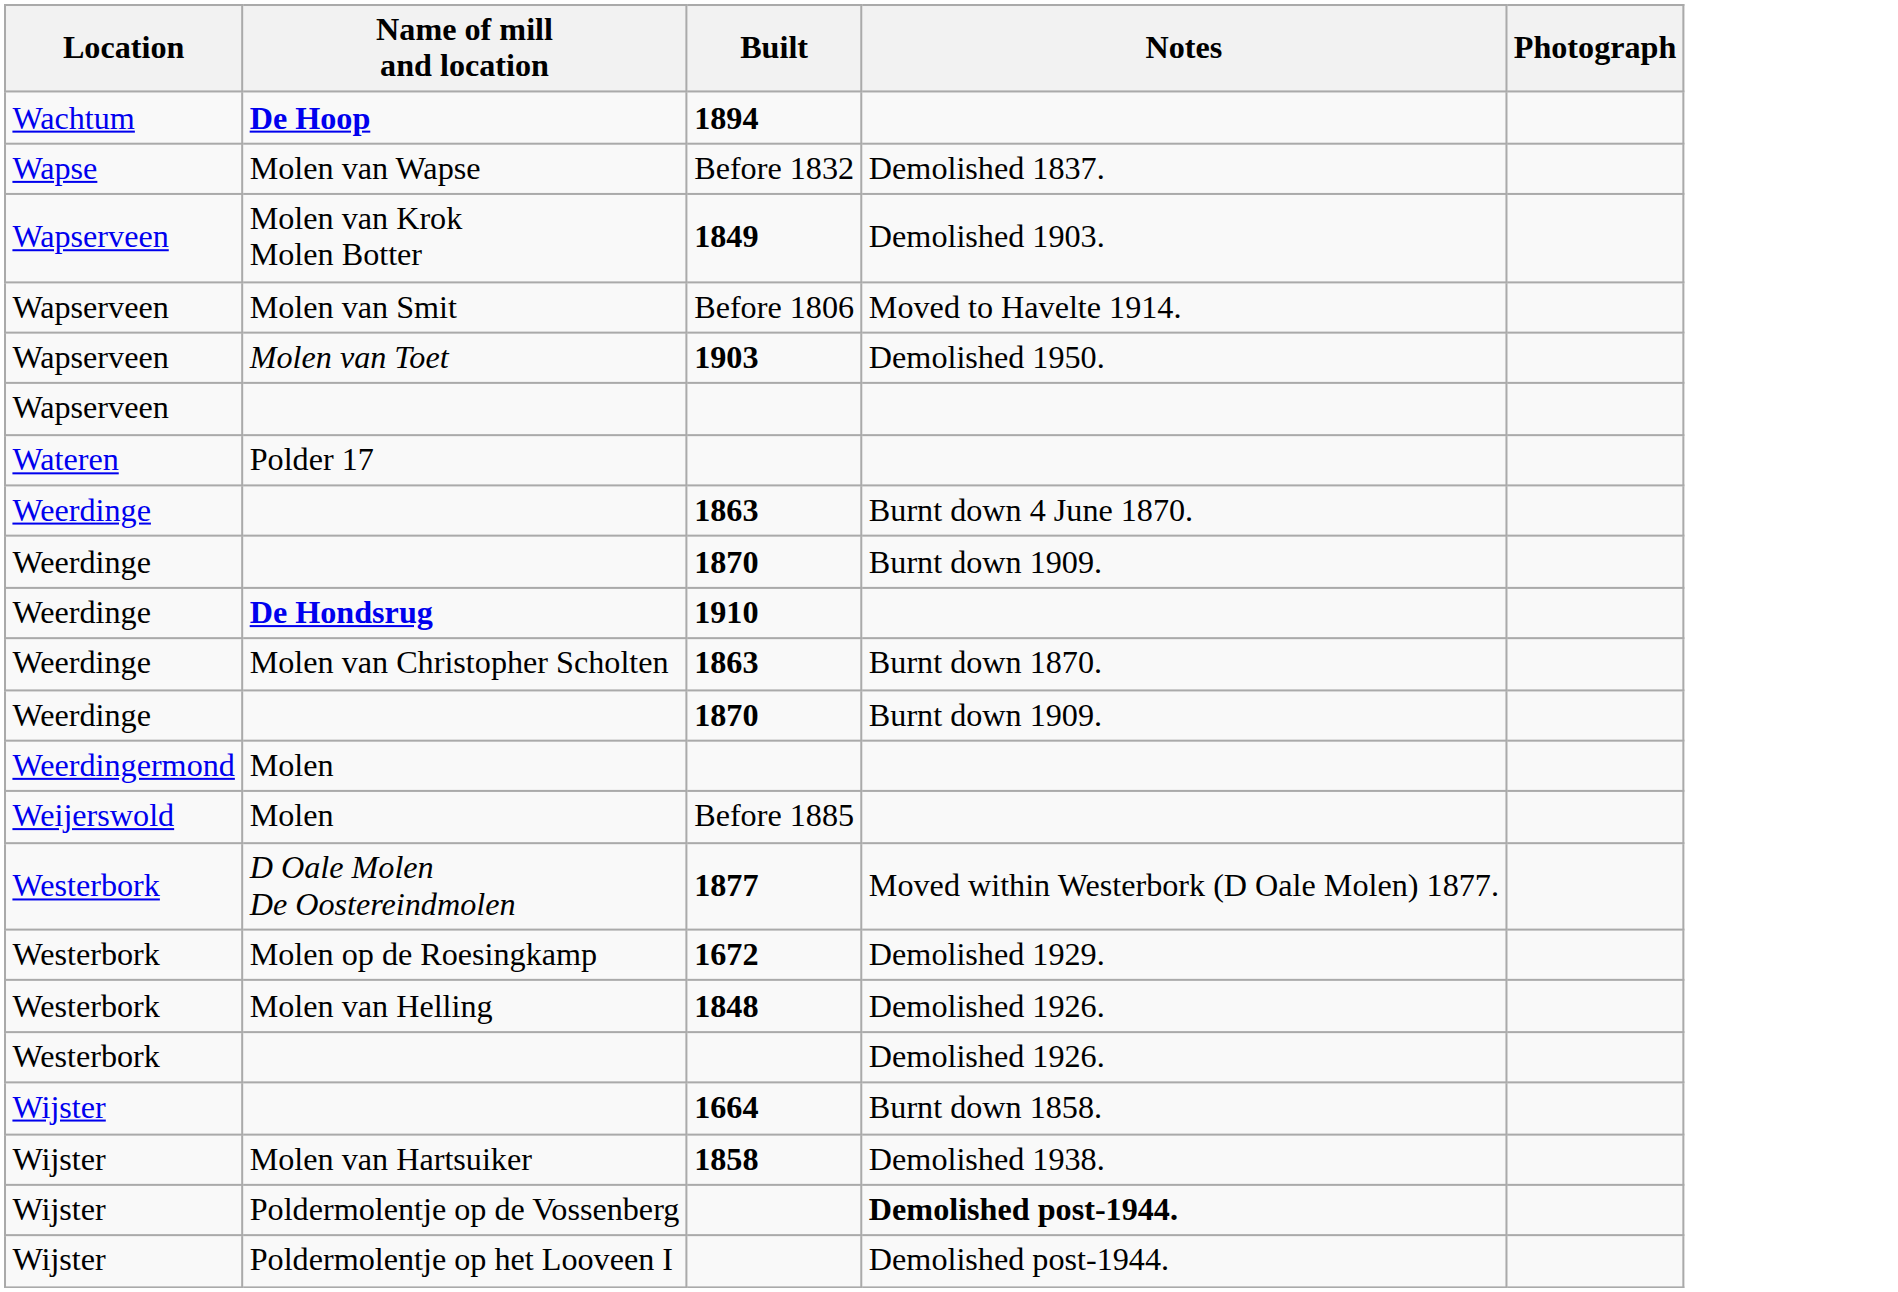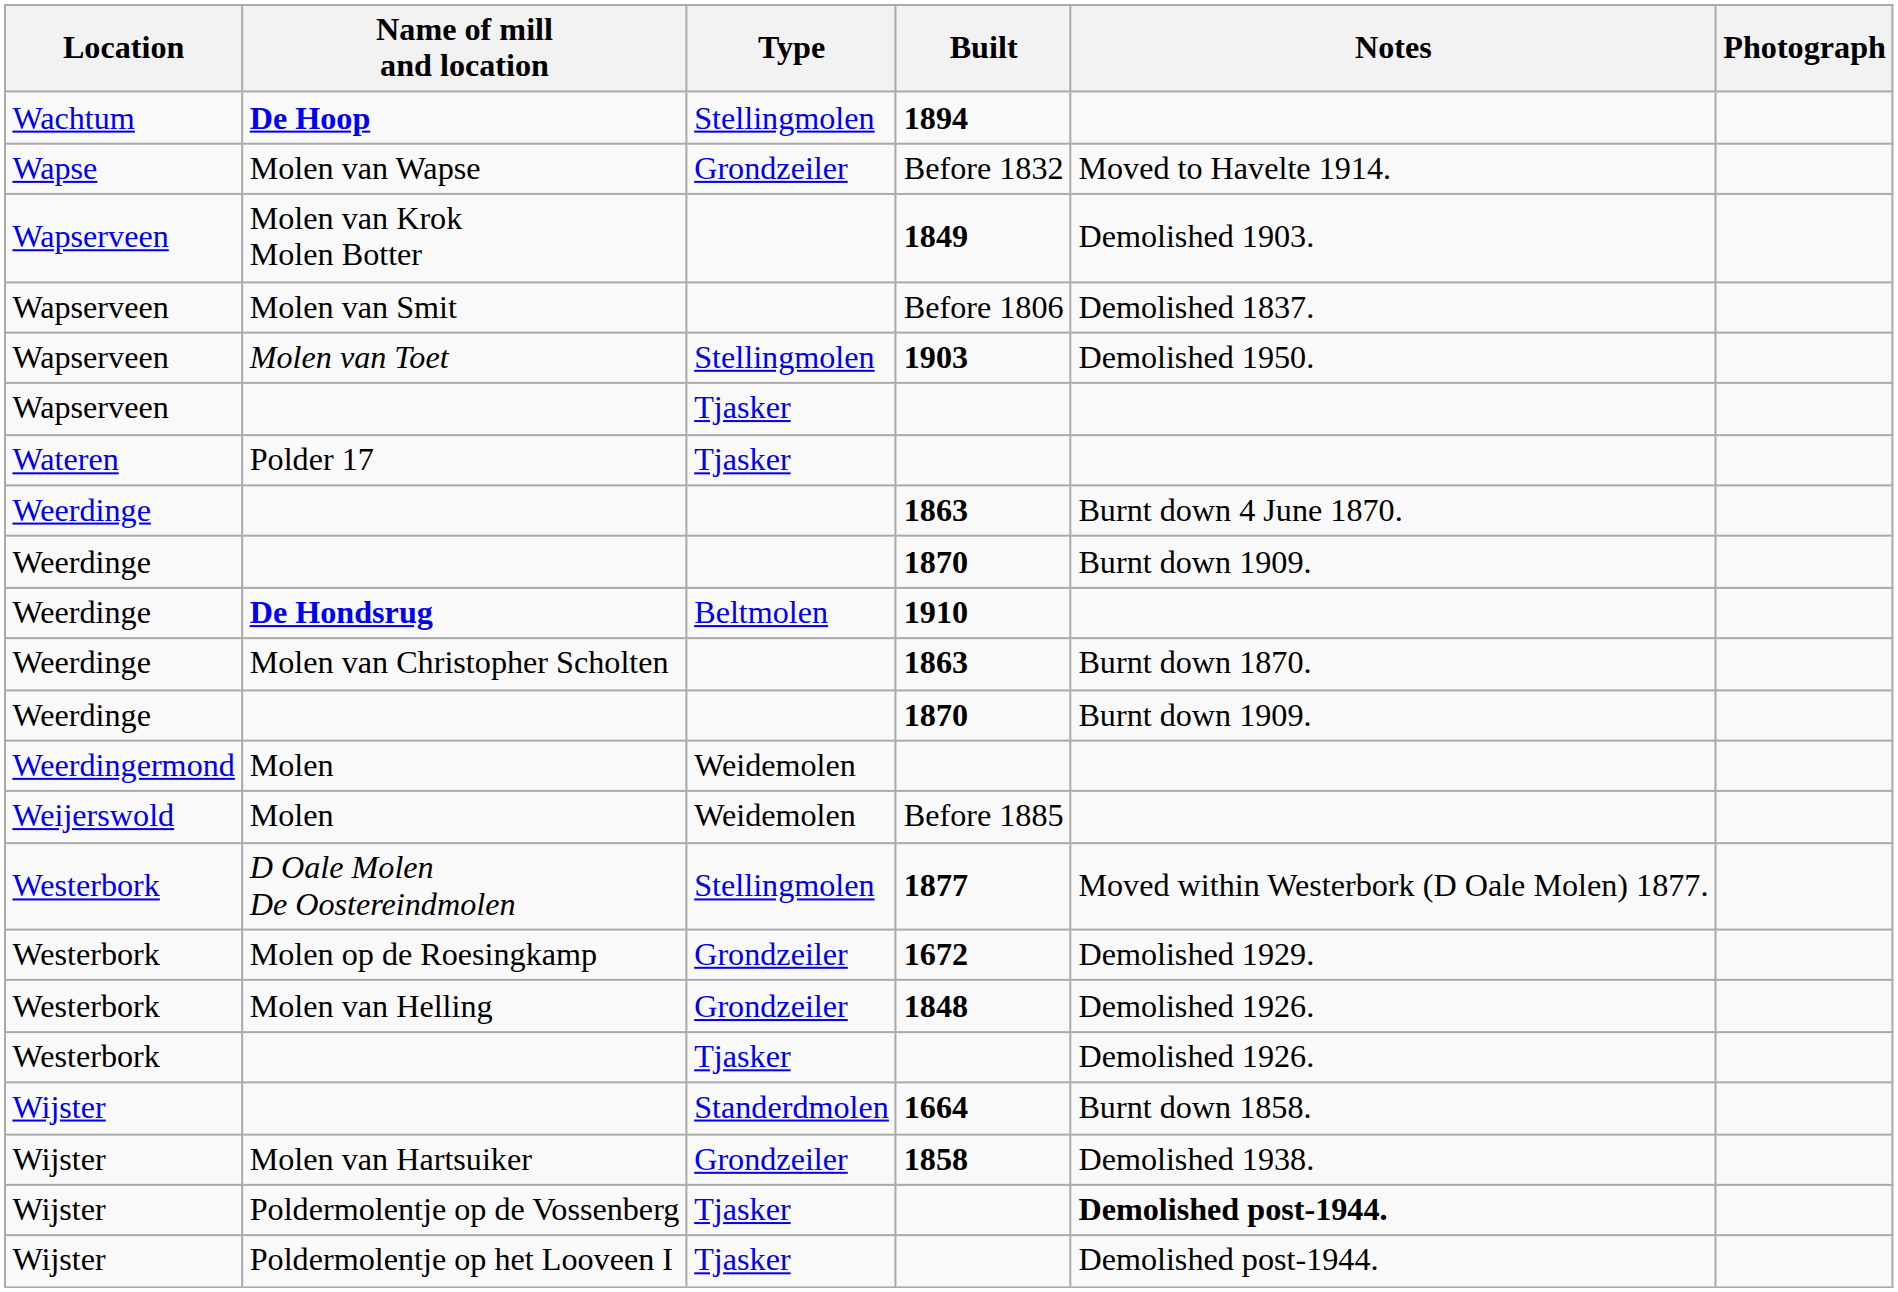+ column: (792, 48)
(987, 168) Demolished 1837. -> (1235, 168) Moved to Havelte 1914.
(1025, 306) Moved to Havelte 1914. -> (1196, 306) Demolished 1837.
